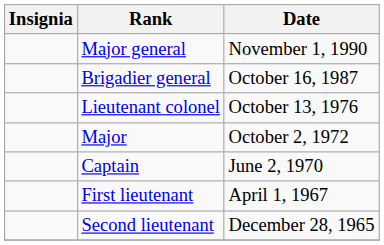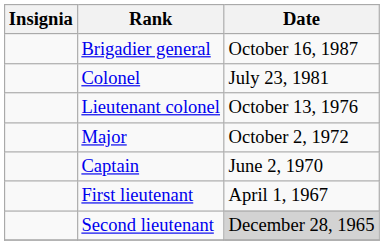- row: (134, 48)
+ row: (111, 78)
(301, 225) no background -> (301, 225) lightgrey background
